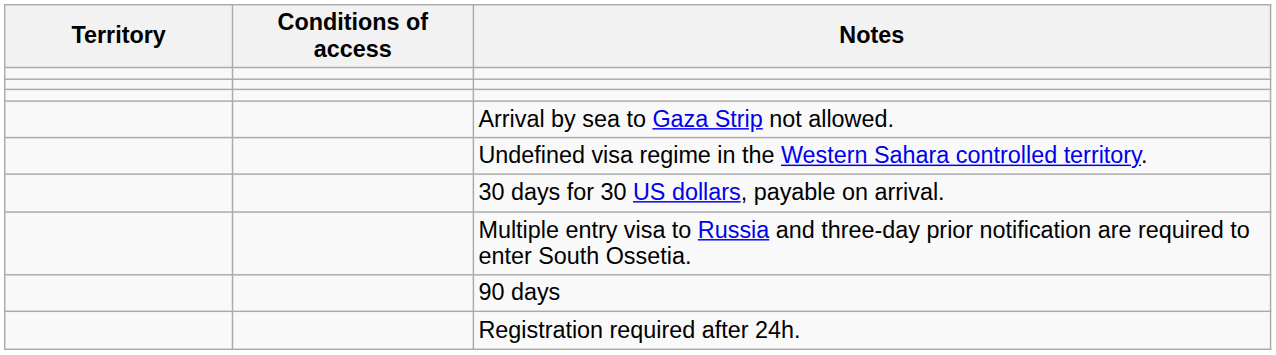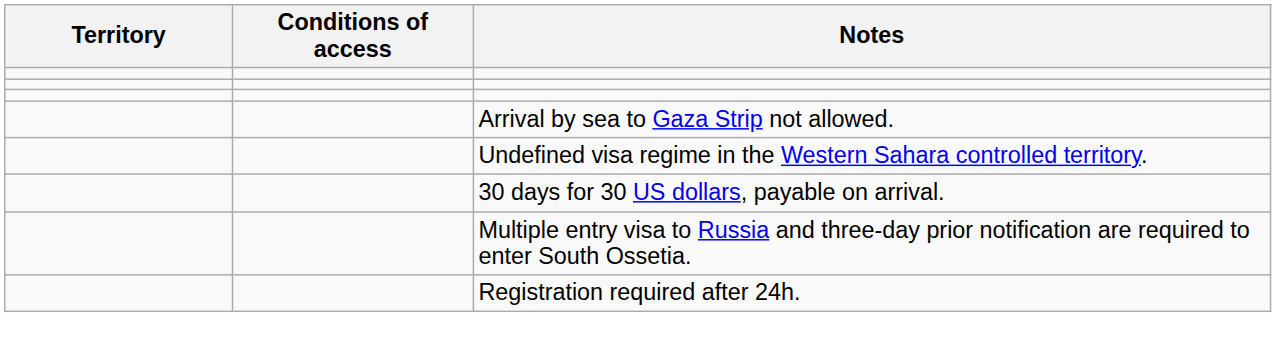- row: (119, 293)
